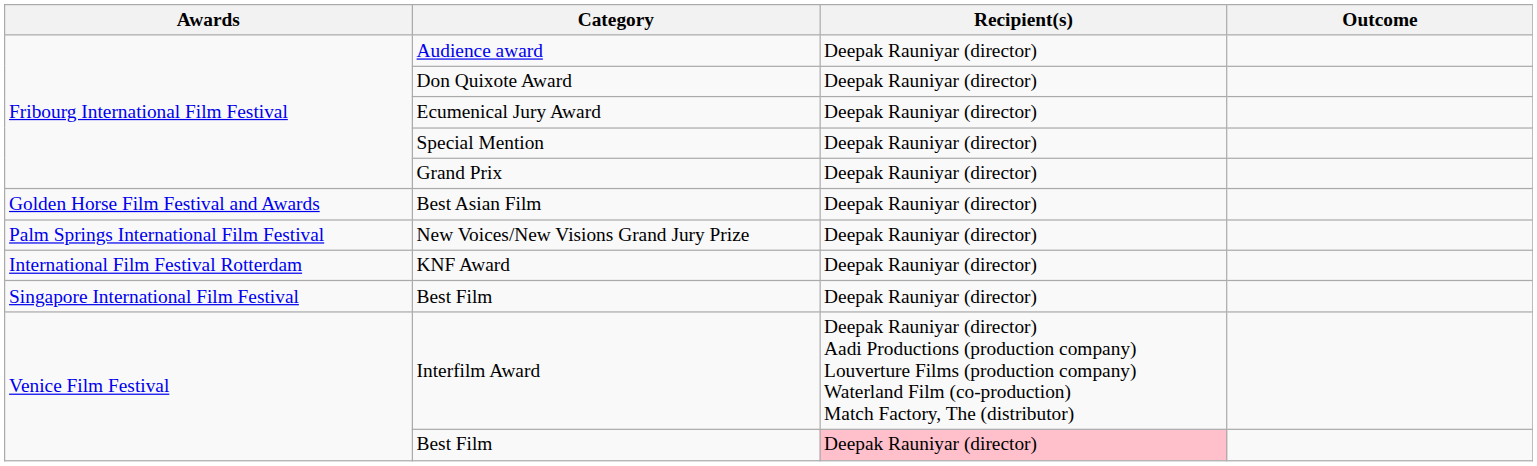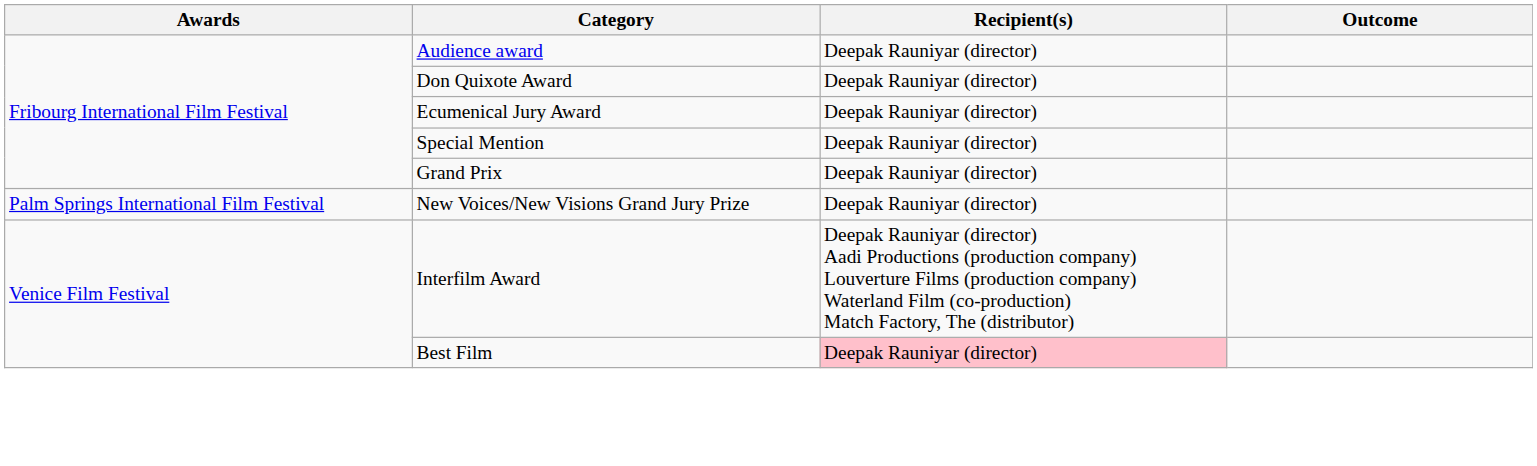- row: (164, 204)
- row: (156, 265)
- row: (154, 296)
